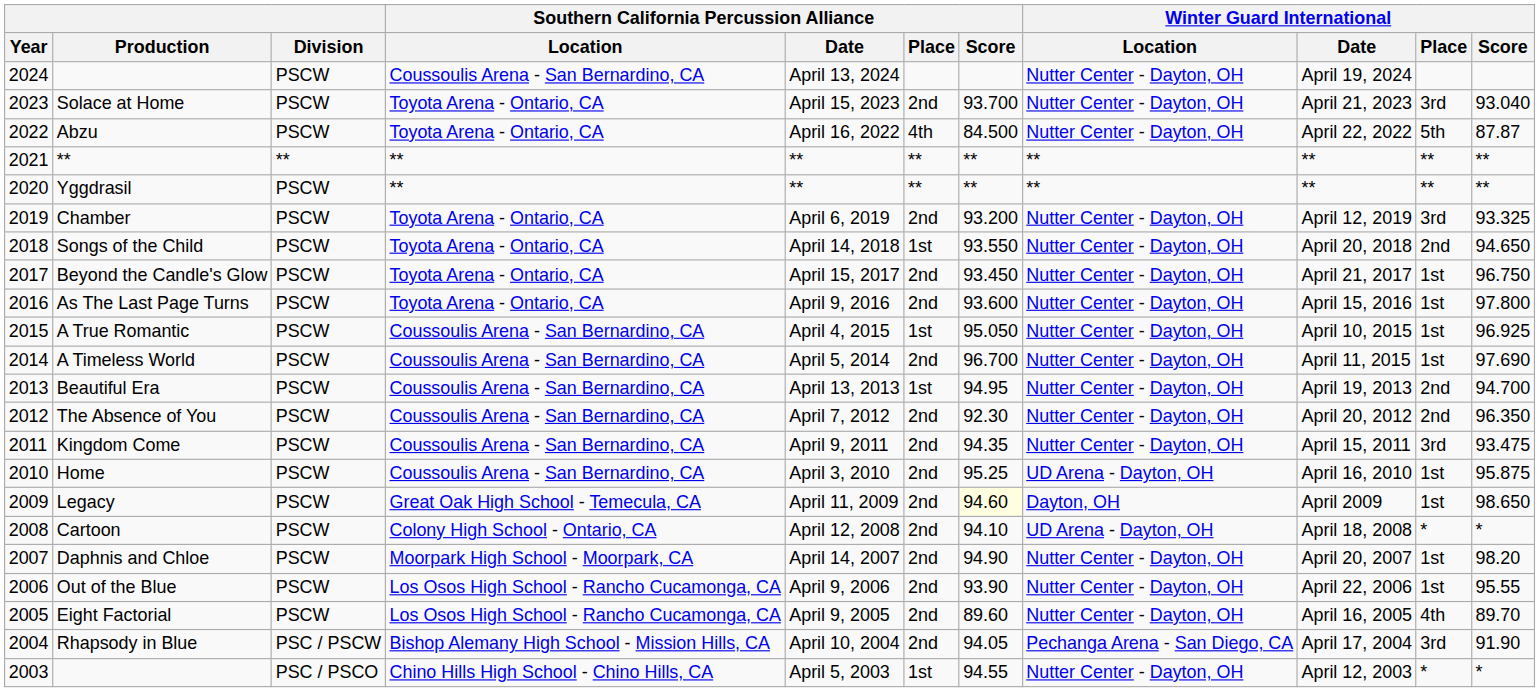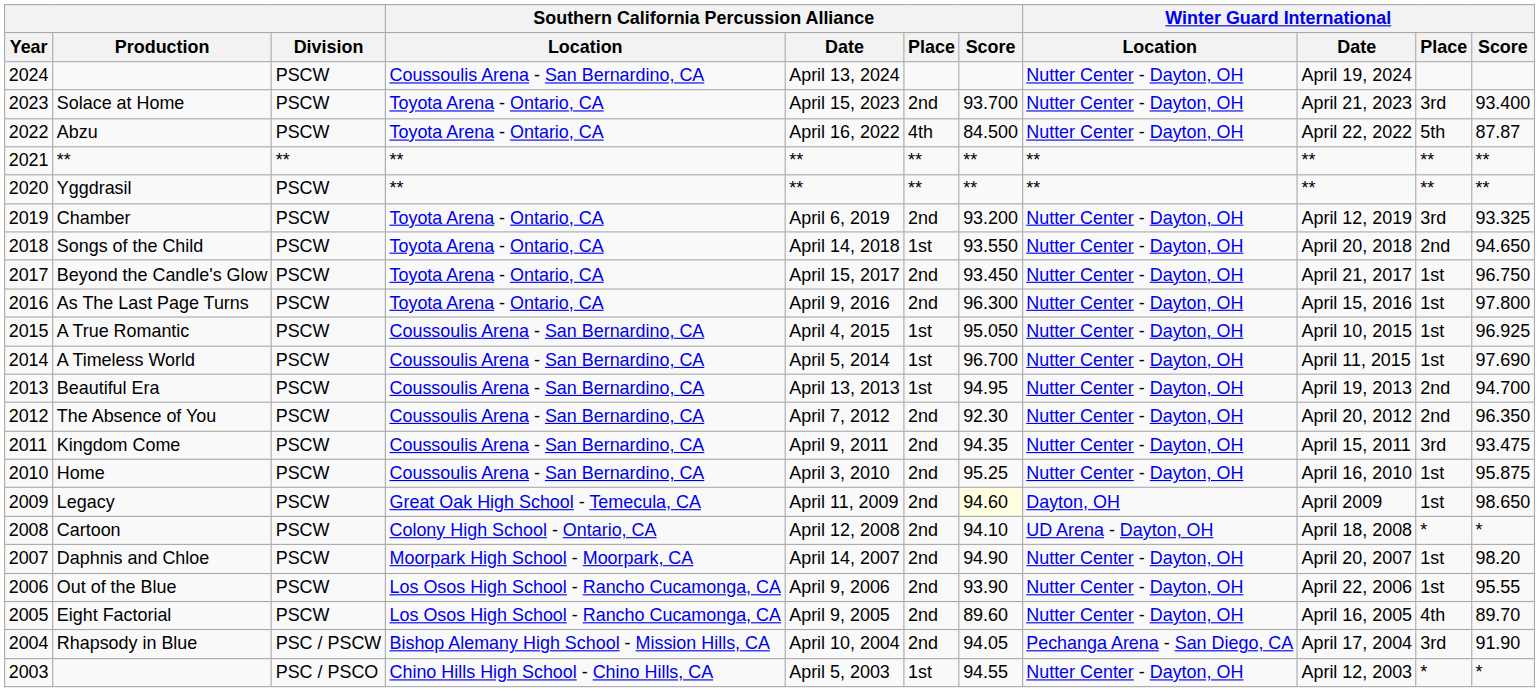(1503, 103) 93.040 -> (1503, 103) 93.400
(991, 302) 93.600 -> (991, 302) 96.300
(923, 359) 2nd -> (920, 359) 1st
(1120, 473) UD Arena - Dayton, OH -> (1135, 473) Nutter Center - Dayton, OH
